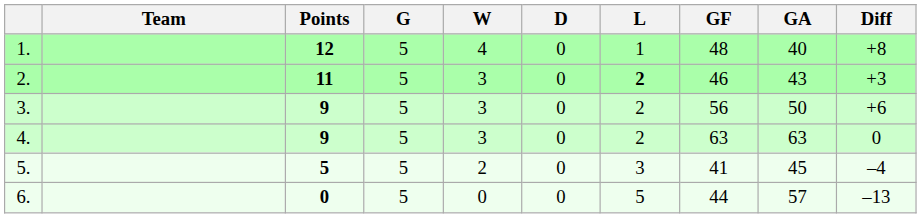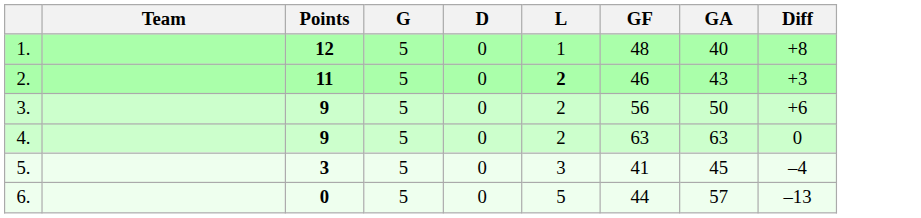- column: (482, 19)
(325, 167) 5 -> (325, 167) 3
